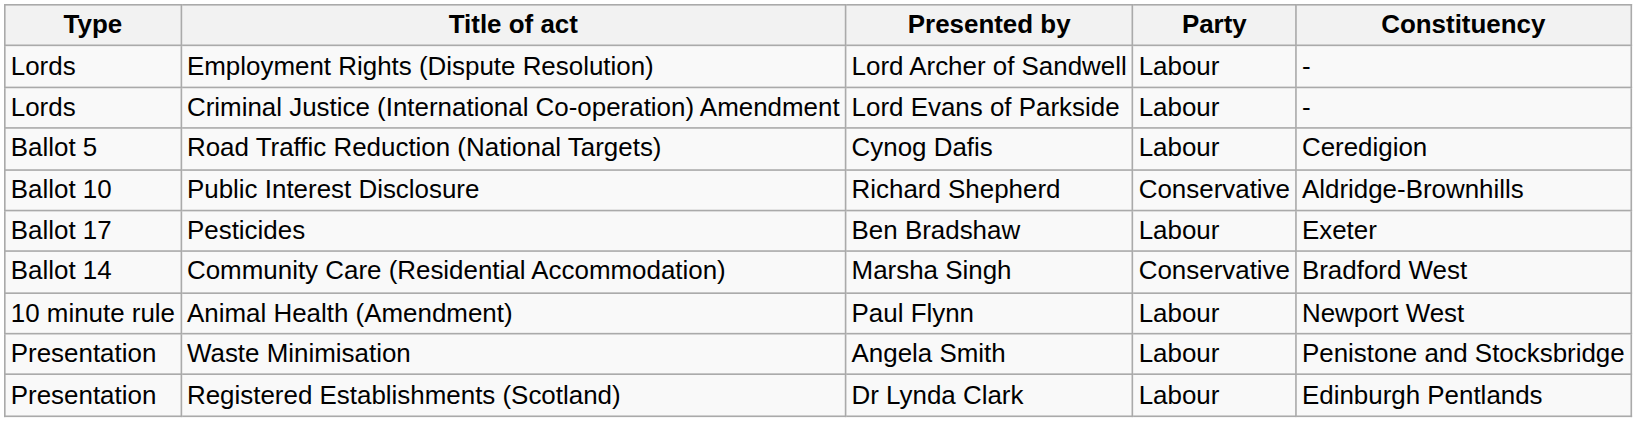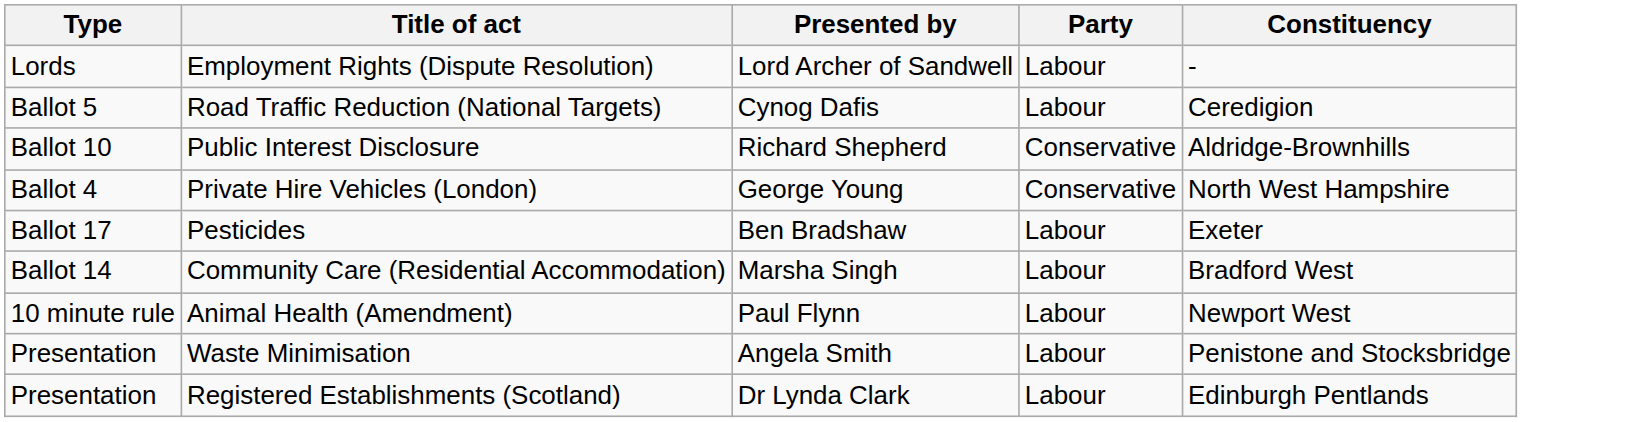- row: (513, 107)
+ row: (362, 189)
(1214, 271) Conservative -> (1065, 271) Labour
